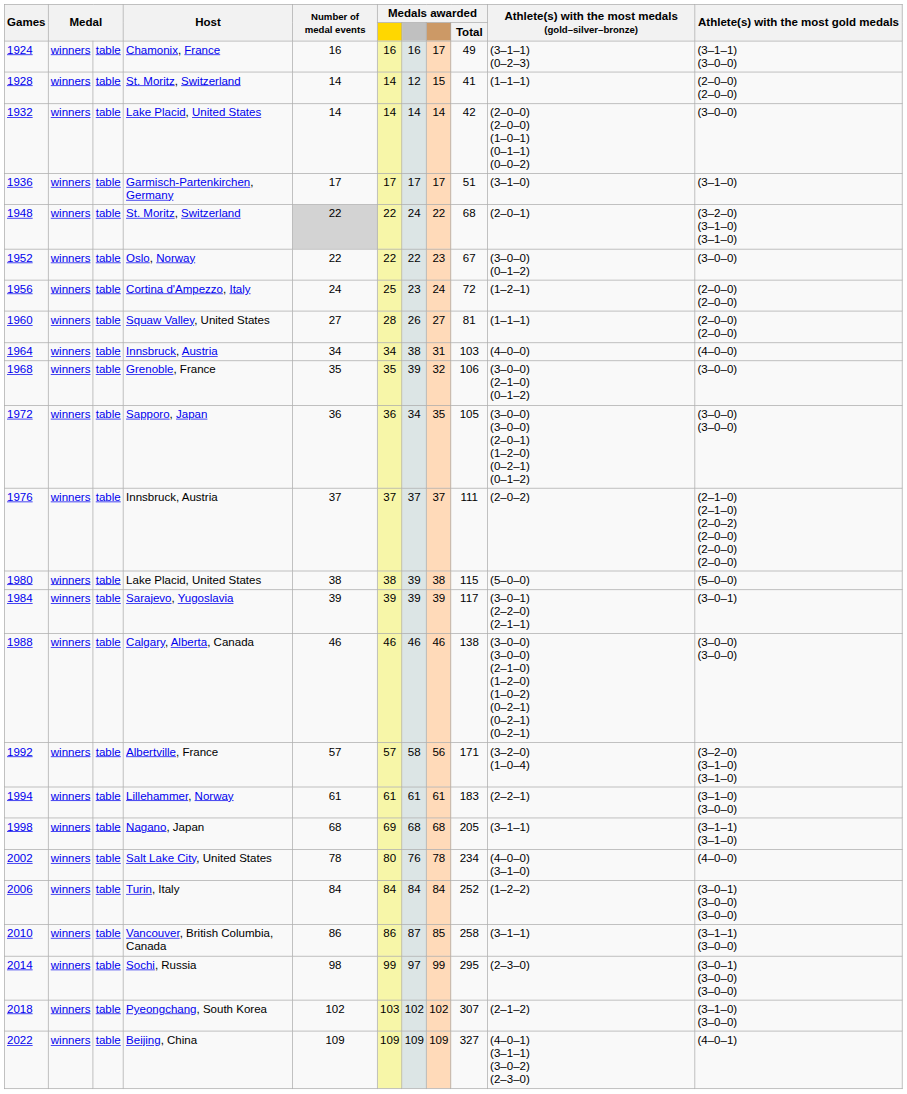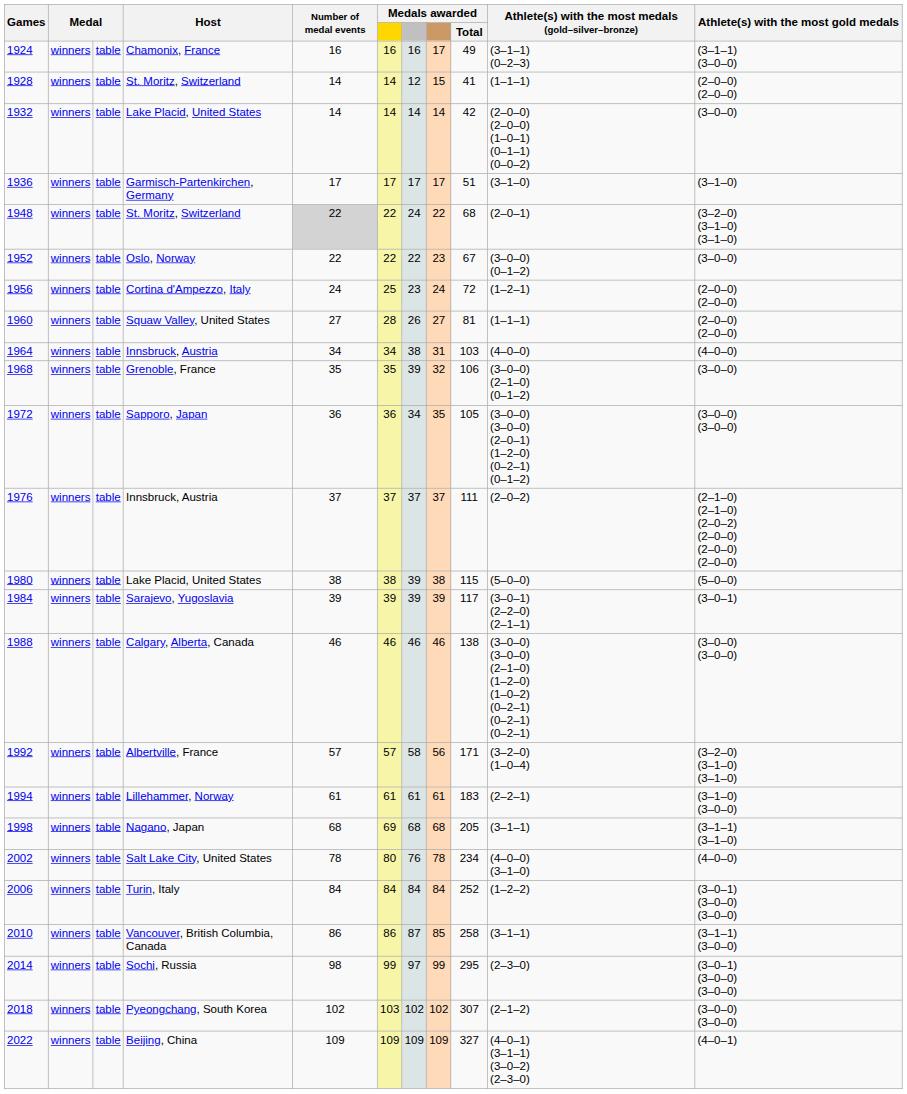(717, 1015) (3–1–0) (3–0–0) -> (717, 1015) (3–0–0) (3–0–0)
